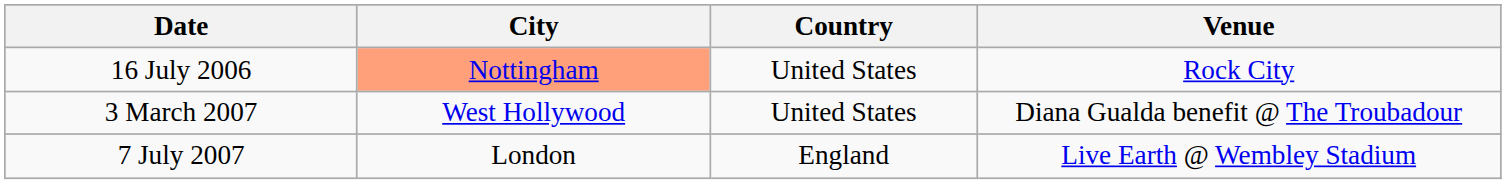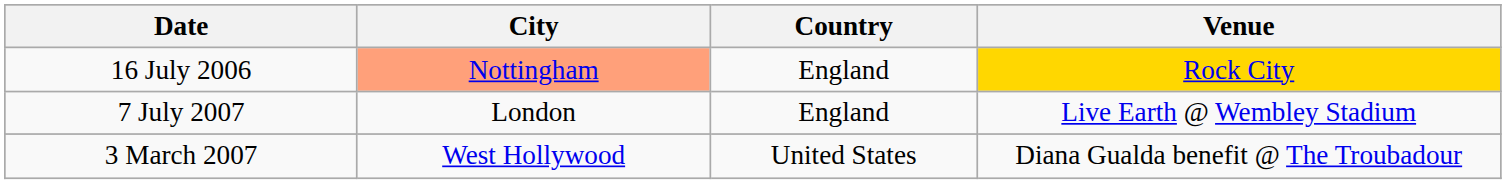(844, 69) United States -> (844, 69) England
(1239, 69) no background -> (1239, 69) gold background
rows swapped: (181, 112) <-> (181, 155)
